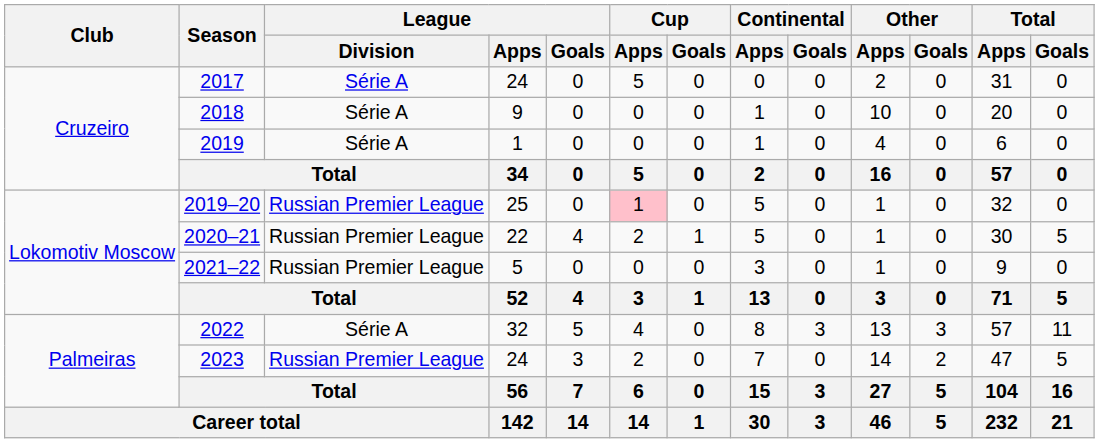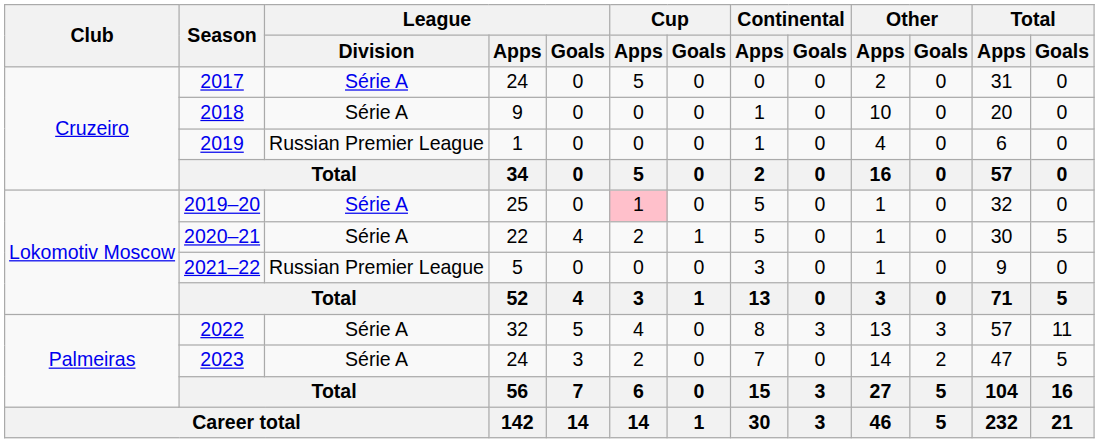(377, 143) Série A -> (377, 143) Russian Premier League
(377, 205) Russian Premier League -> (377, 205) Série A
(377, 236) Russian Premier League -> (377, 236) Série A
(377, 360) Russian Premier League -> (377, 360) Série A
